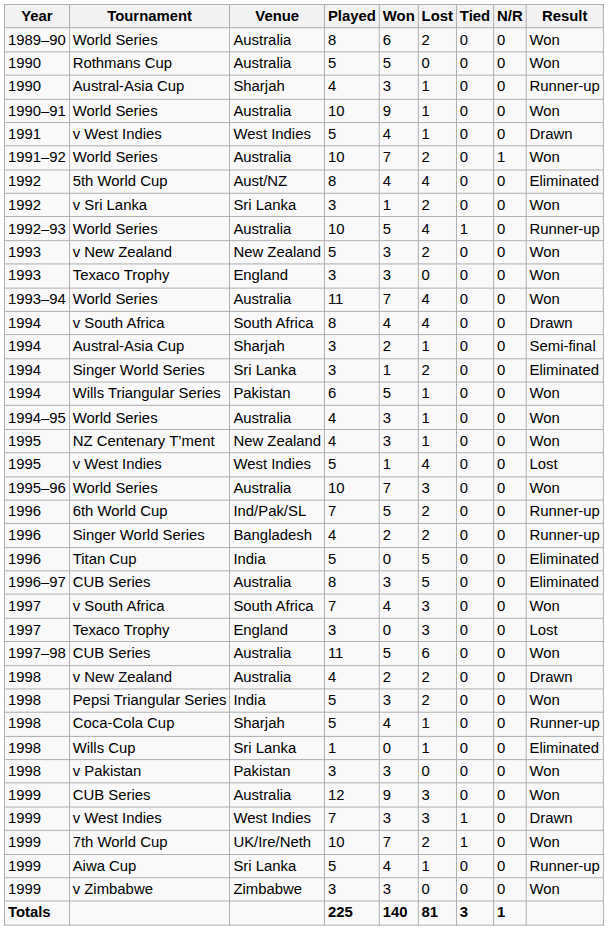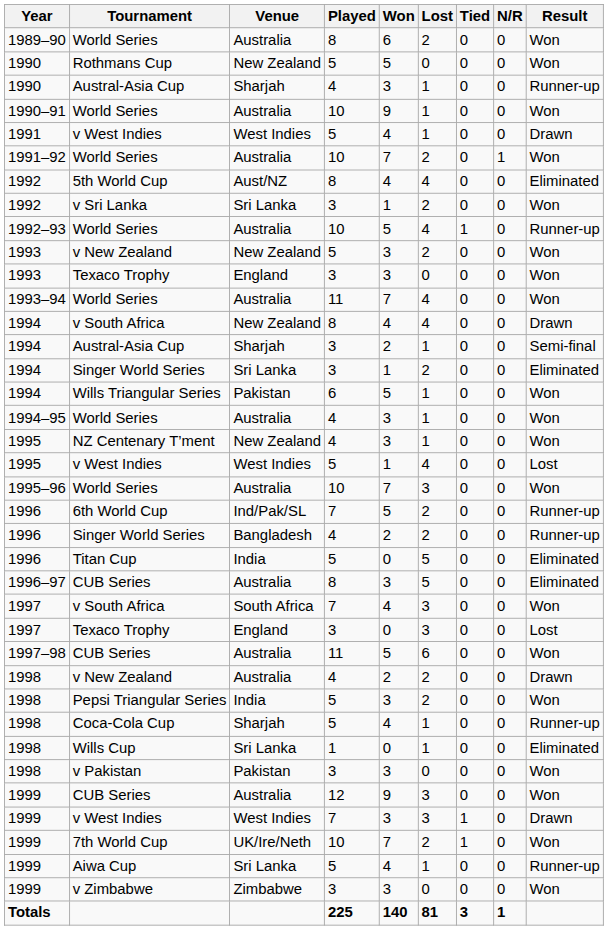(262, 63) Australia -> (277, 63) New Zealand
(274, 323) South Africa -> (277, 323) New Zealand
